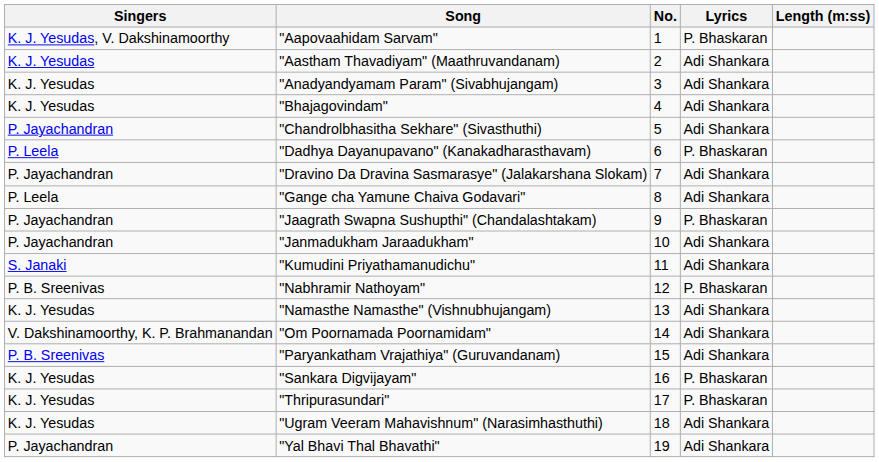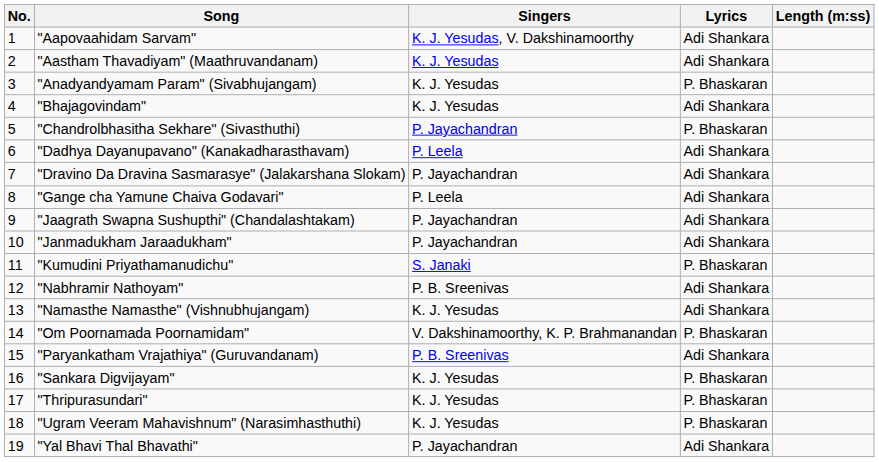columns swapped: (665, 16) <-> (140, 16)
(725, 39) P. Bhaskaran -> (726, 39) Adi Shankara
(726, 84) Adi Shankara -> (725, 84) P. Bhaskaran
(726, 129) Adi Shankara -> (725, 129) P. Bhaskaran
(725, 152) P. Bhaskaran -> (726, 152) Adi Shankara
(725, 220) P. Bhaskaran -> (726, 220) Adi Shankara
(726, 265) Adi Shankara -> (725, 265) P. Bhaskaran
(725, 287) P. Bhaskaran -> (726, 287) Adi Shankara
(726, 333) Adi Shankara -> (725, 333) P. Bhaskaran
(726, 423) Adi Shankara -> (725, 423) P. Bhaskaran
